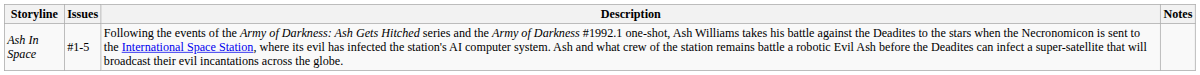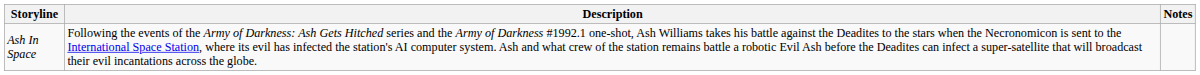- column: (83, 14)
